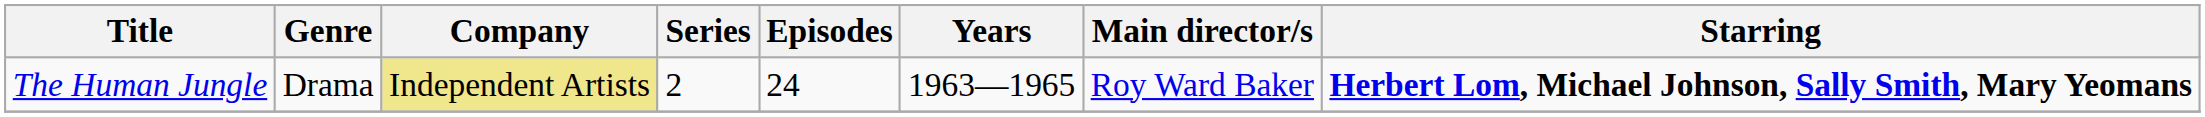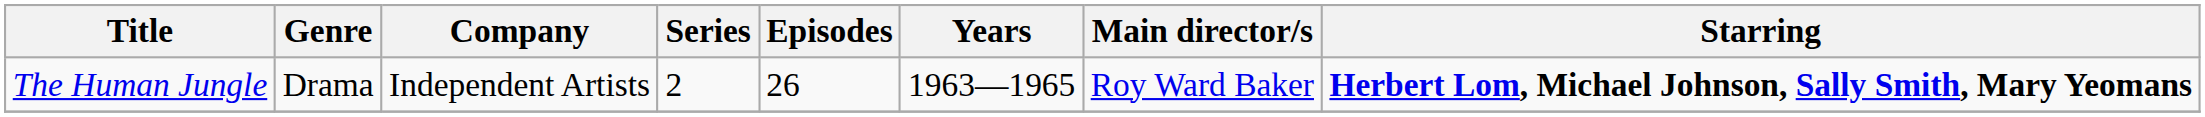(520, 84) khaki background -> (520, 84) no background
(783, 84) 24 -> (783, 84) 26
